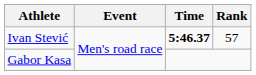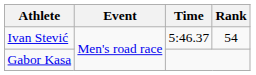(189, 38) bold -> (189, 38) normal
(232, 38) 57 -> (231, 38) 54
